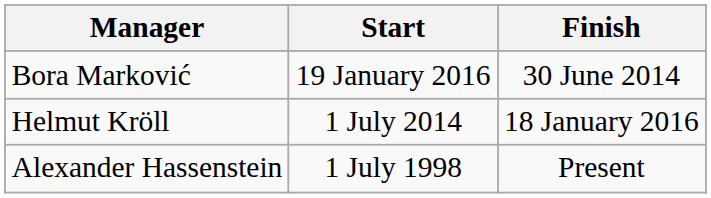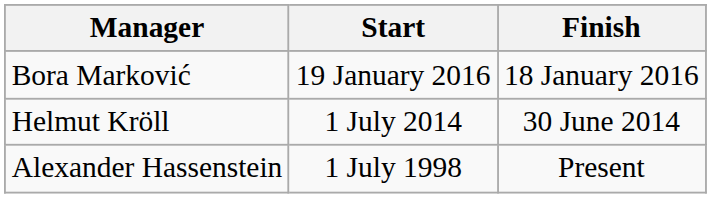(601, 74) 30 June 2014 -> (601, 74) 18 January 2016
(601, 121) 18 January 2016 -> (601, 121) 30 June 2014
